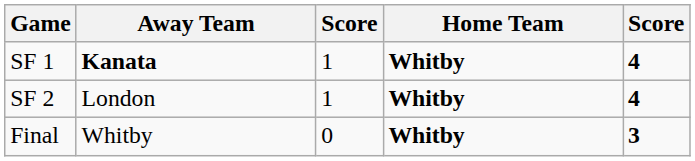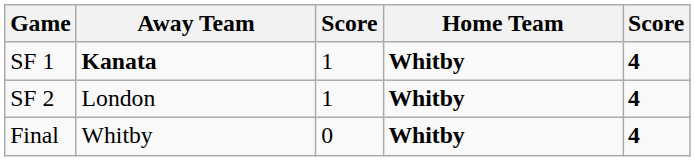(634, 135) 3 -> (634, 135) 4
